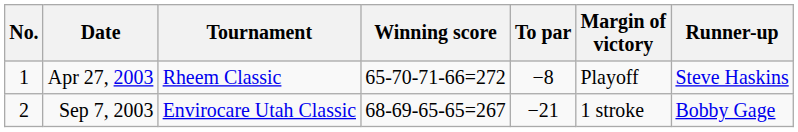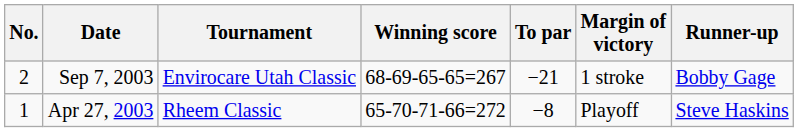rows swapped: (101, 77) <-> (106, 110)
